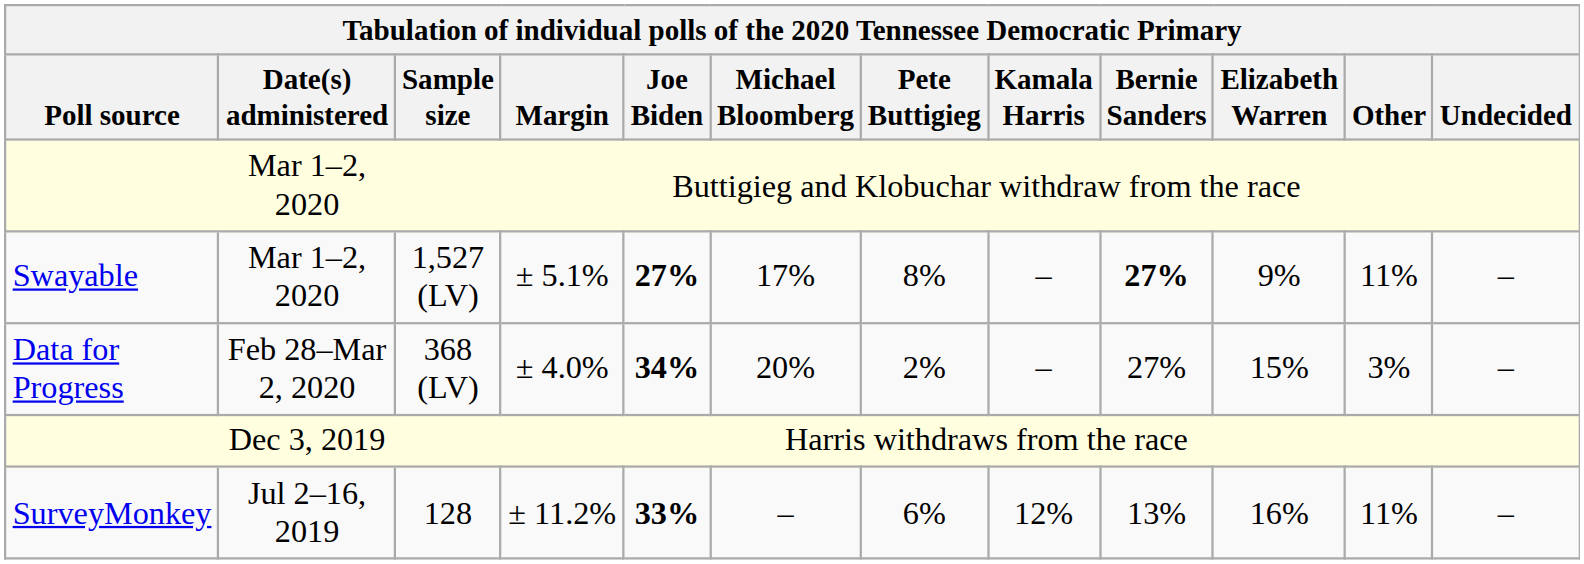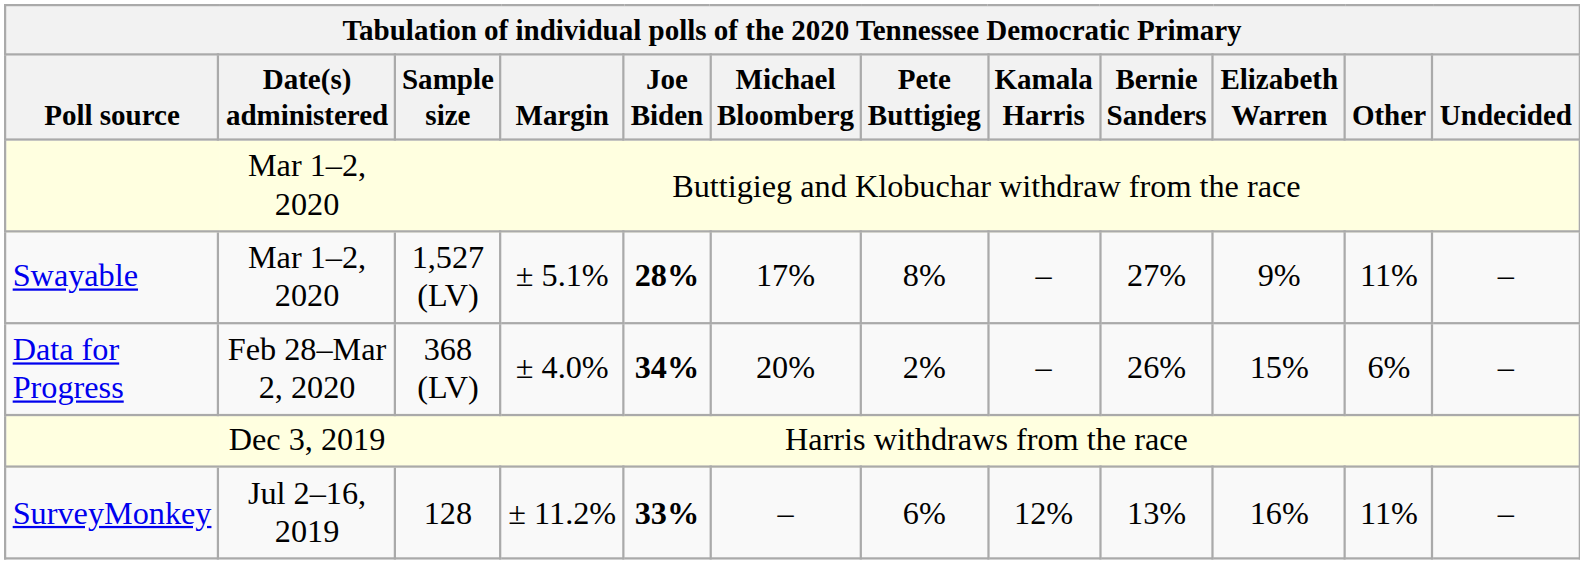(667, 276) 27% -> (667, 276) 28%
(1157, 276) bold -> (1157, 276) normal
(1157, 368) 27% -> (1157, 368) 26%
(1389, 368) 3% -> (1389, 368) 6%
